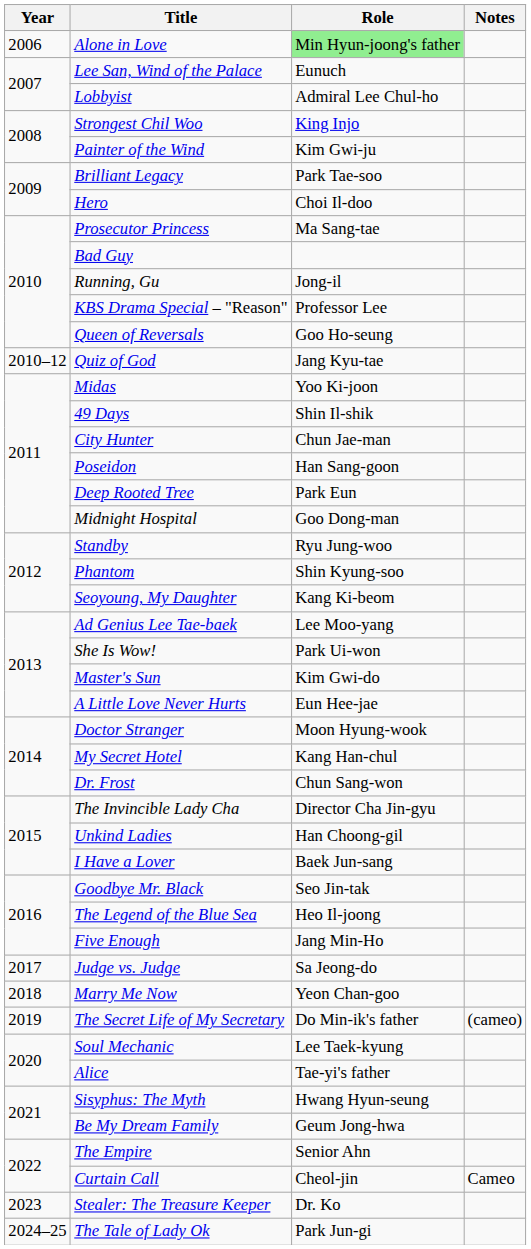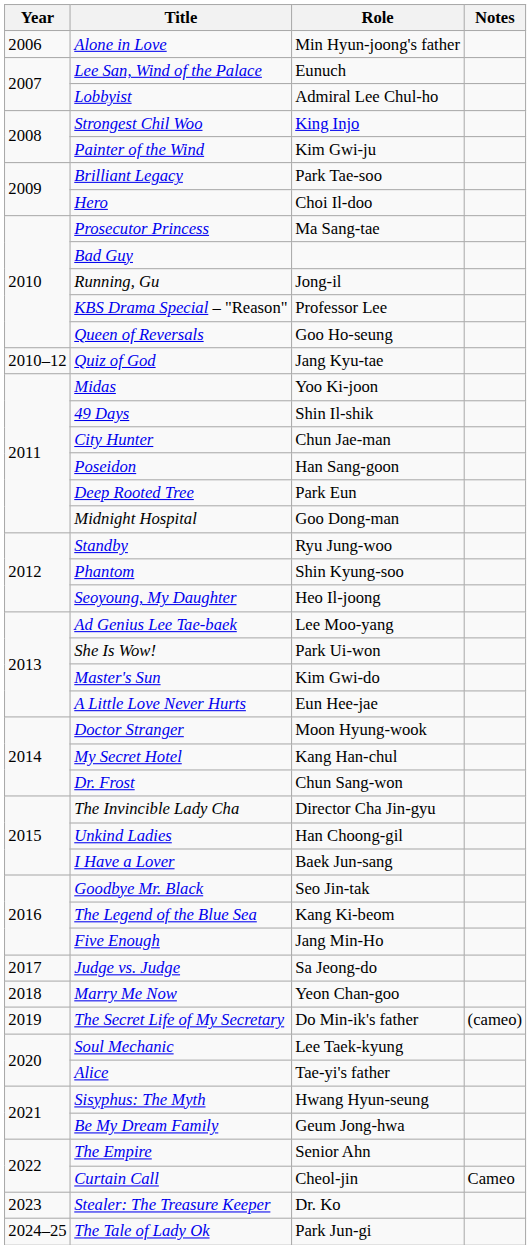(378, 44) lightgreen background -> (378, 44) no background
(345, 598) Kang Ki-beom -> (338, 598) Heo Il-joong
(338, 914) Heo Il-joong -> (345, 914) Kang Ki-beom
